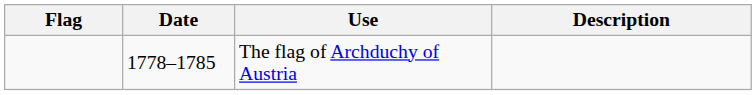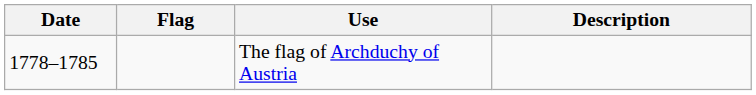columns swapped: (64, 20) <-> (178, 20)
